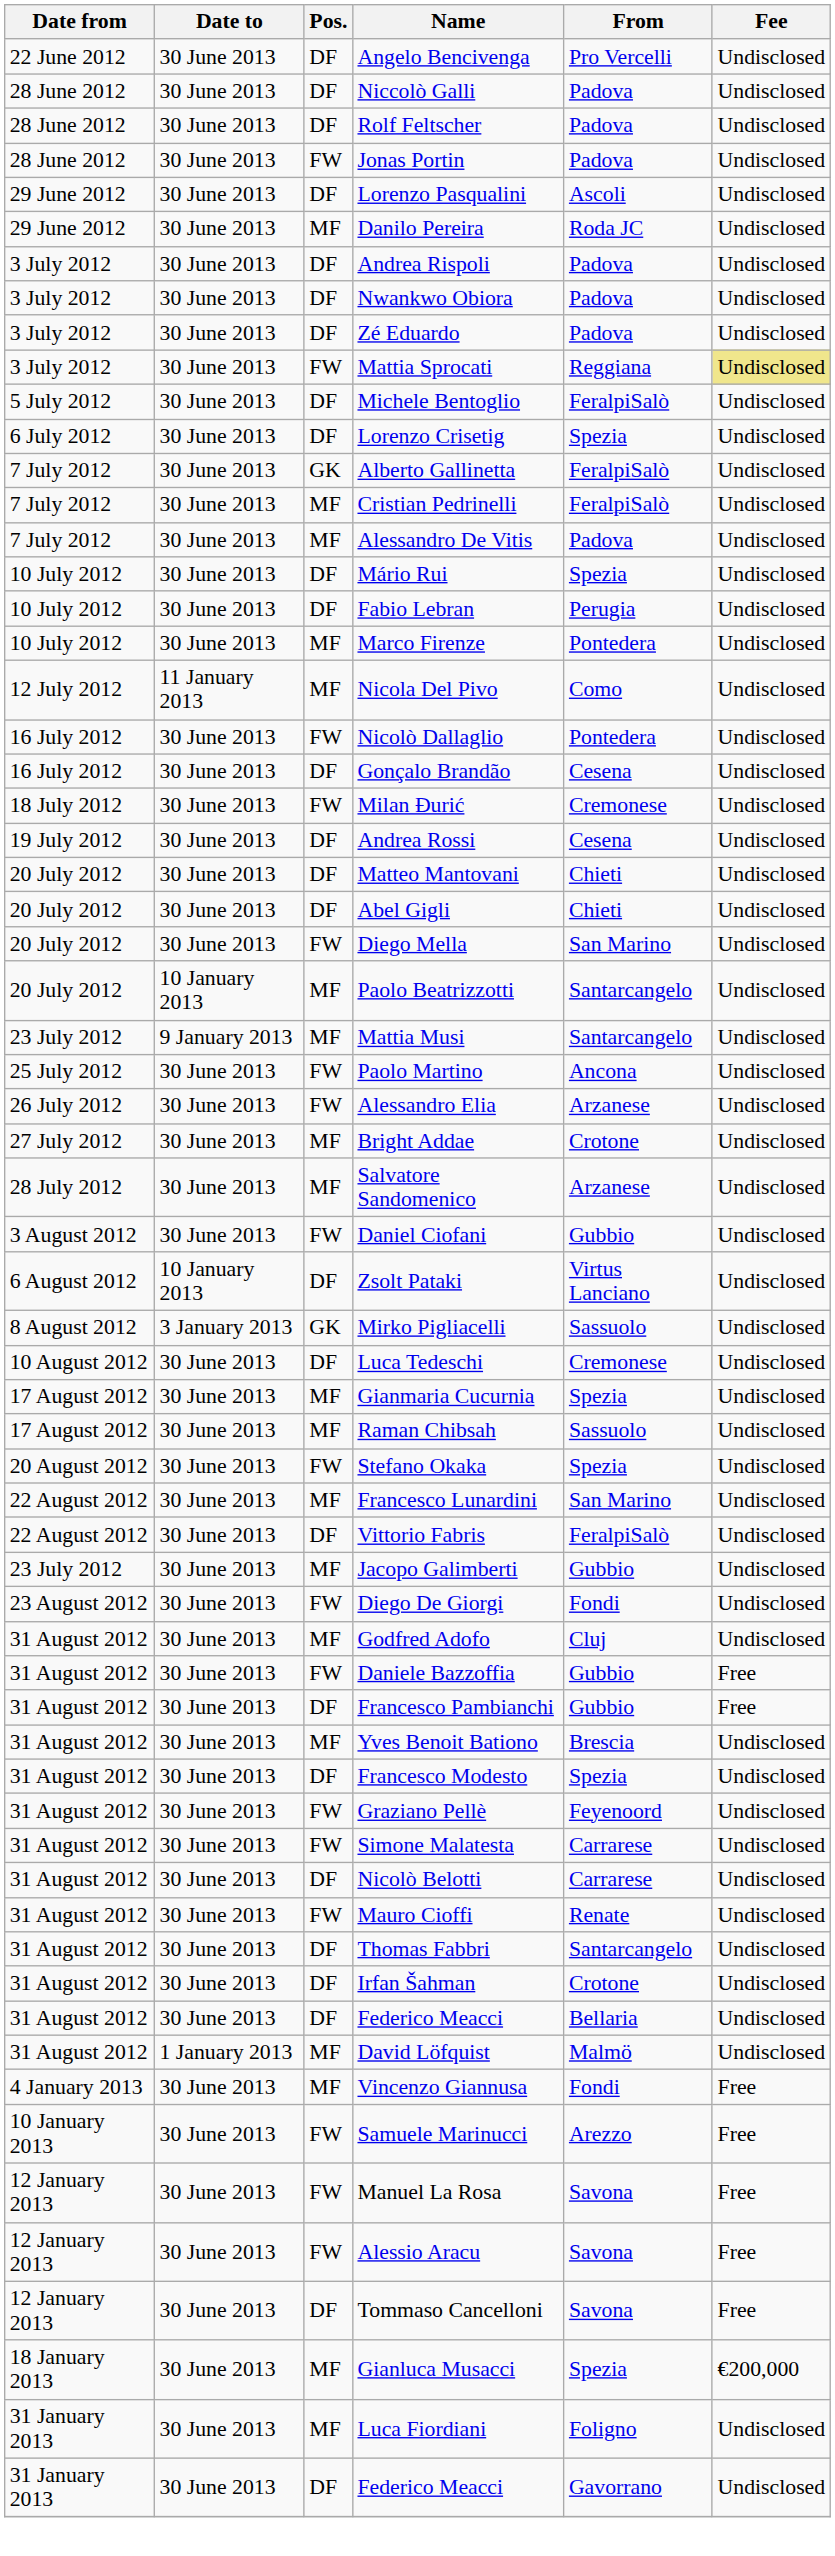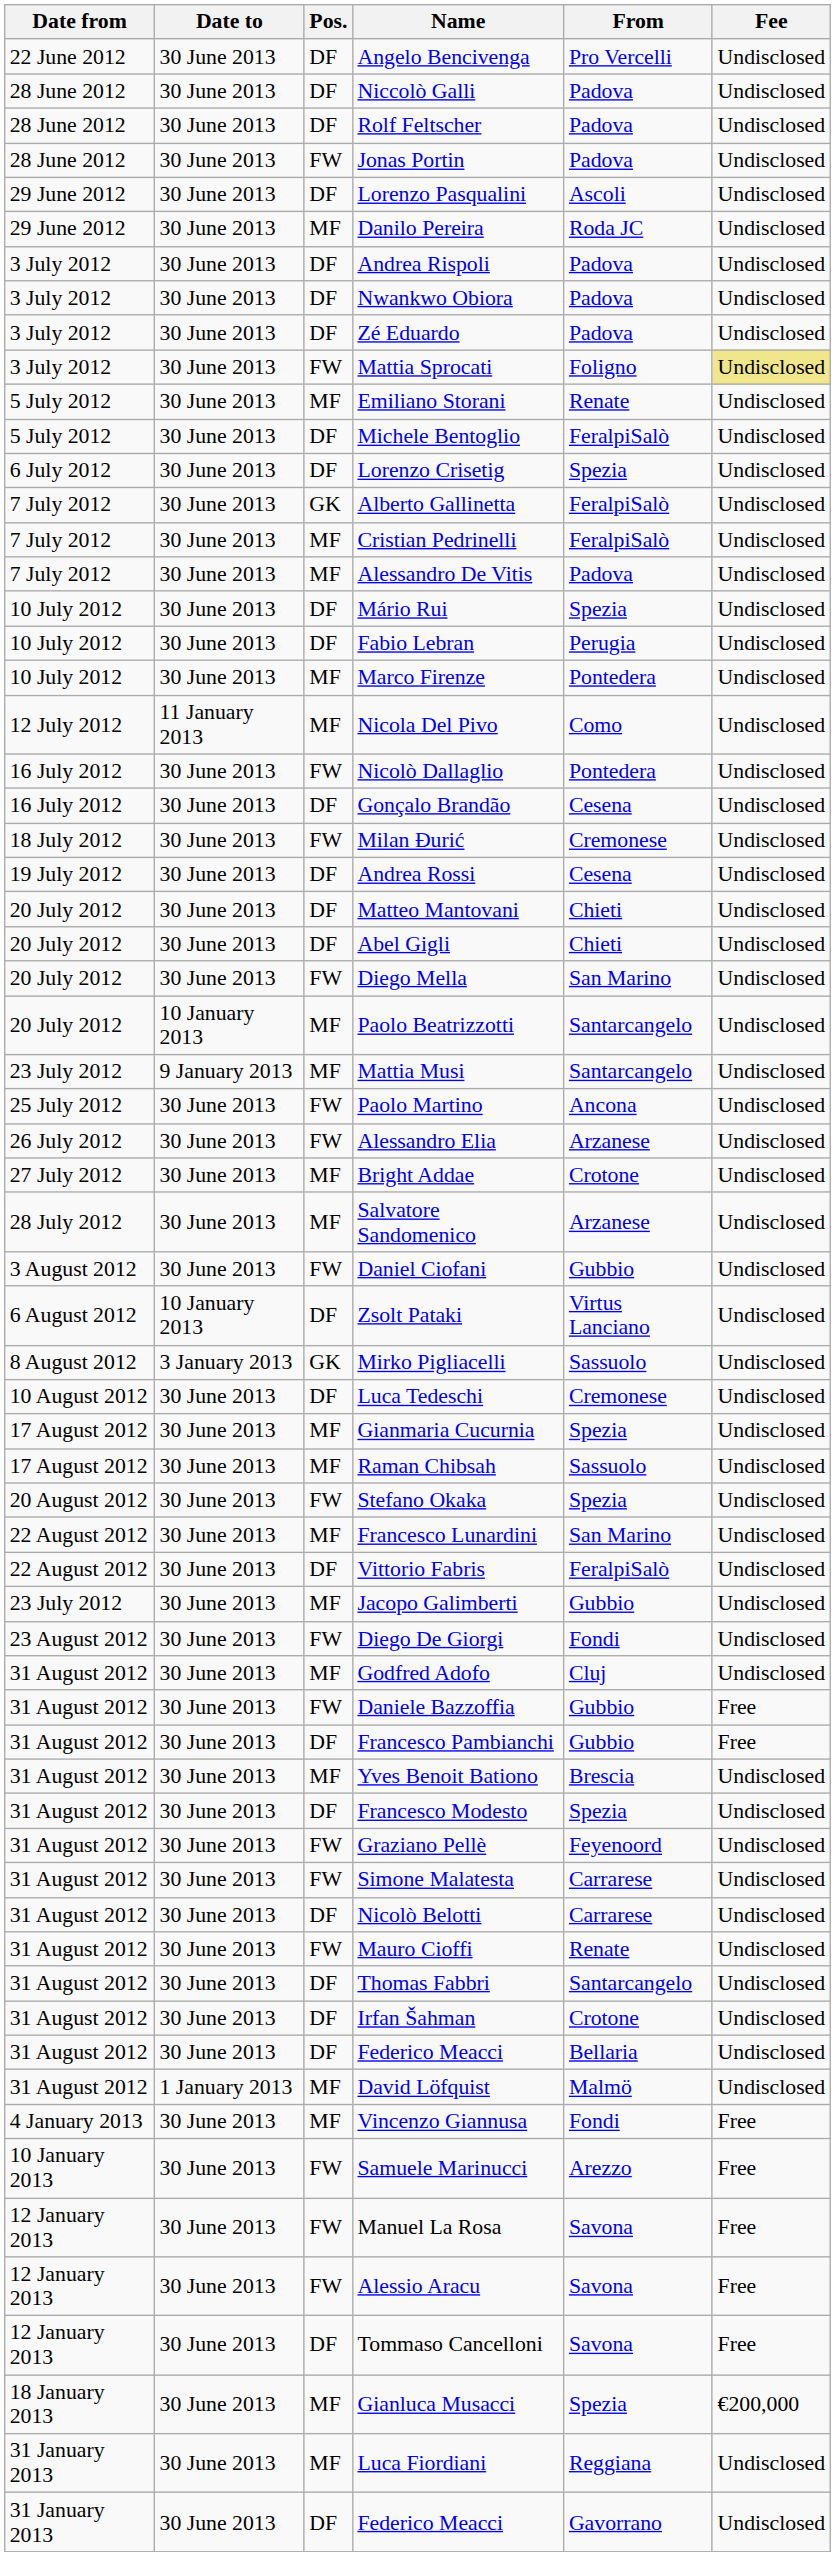(610, 366) Reggiana -> (603, 366) Foligno
+ row: (60, 401)
(603, 2428) Foligno -> (610, 2462) Reggiana
